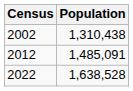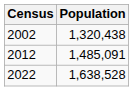(97, 34) 1,310,438 -> (97, 34) 1,320,438
